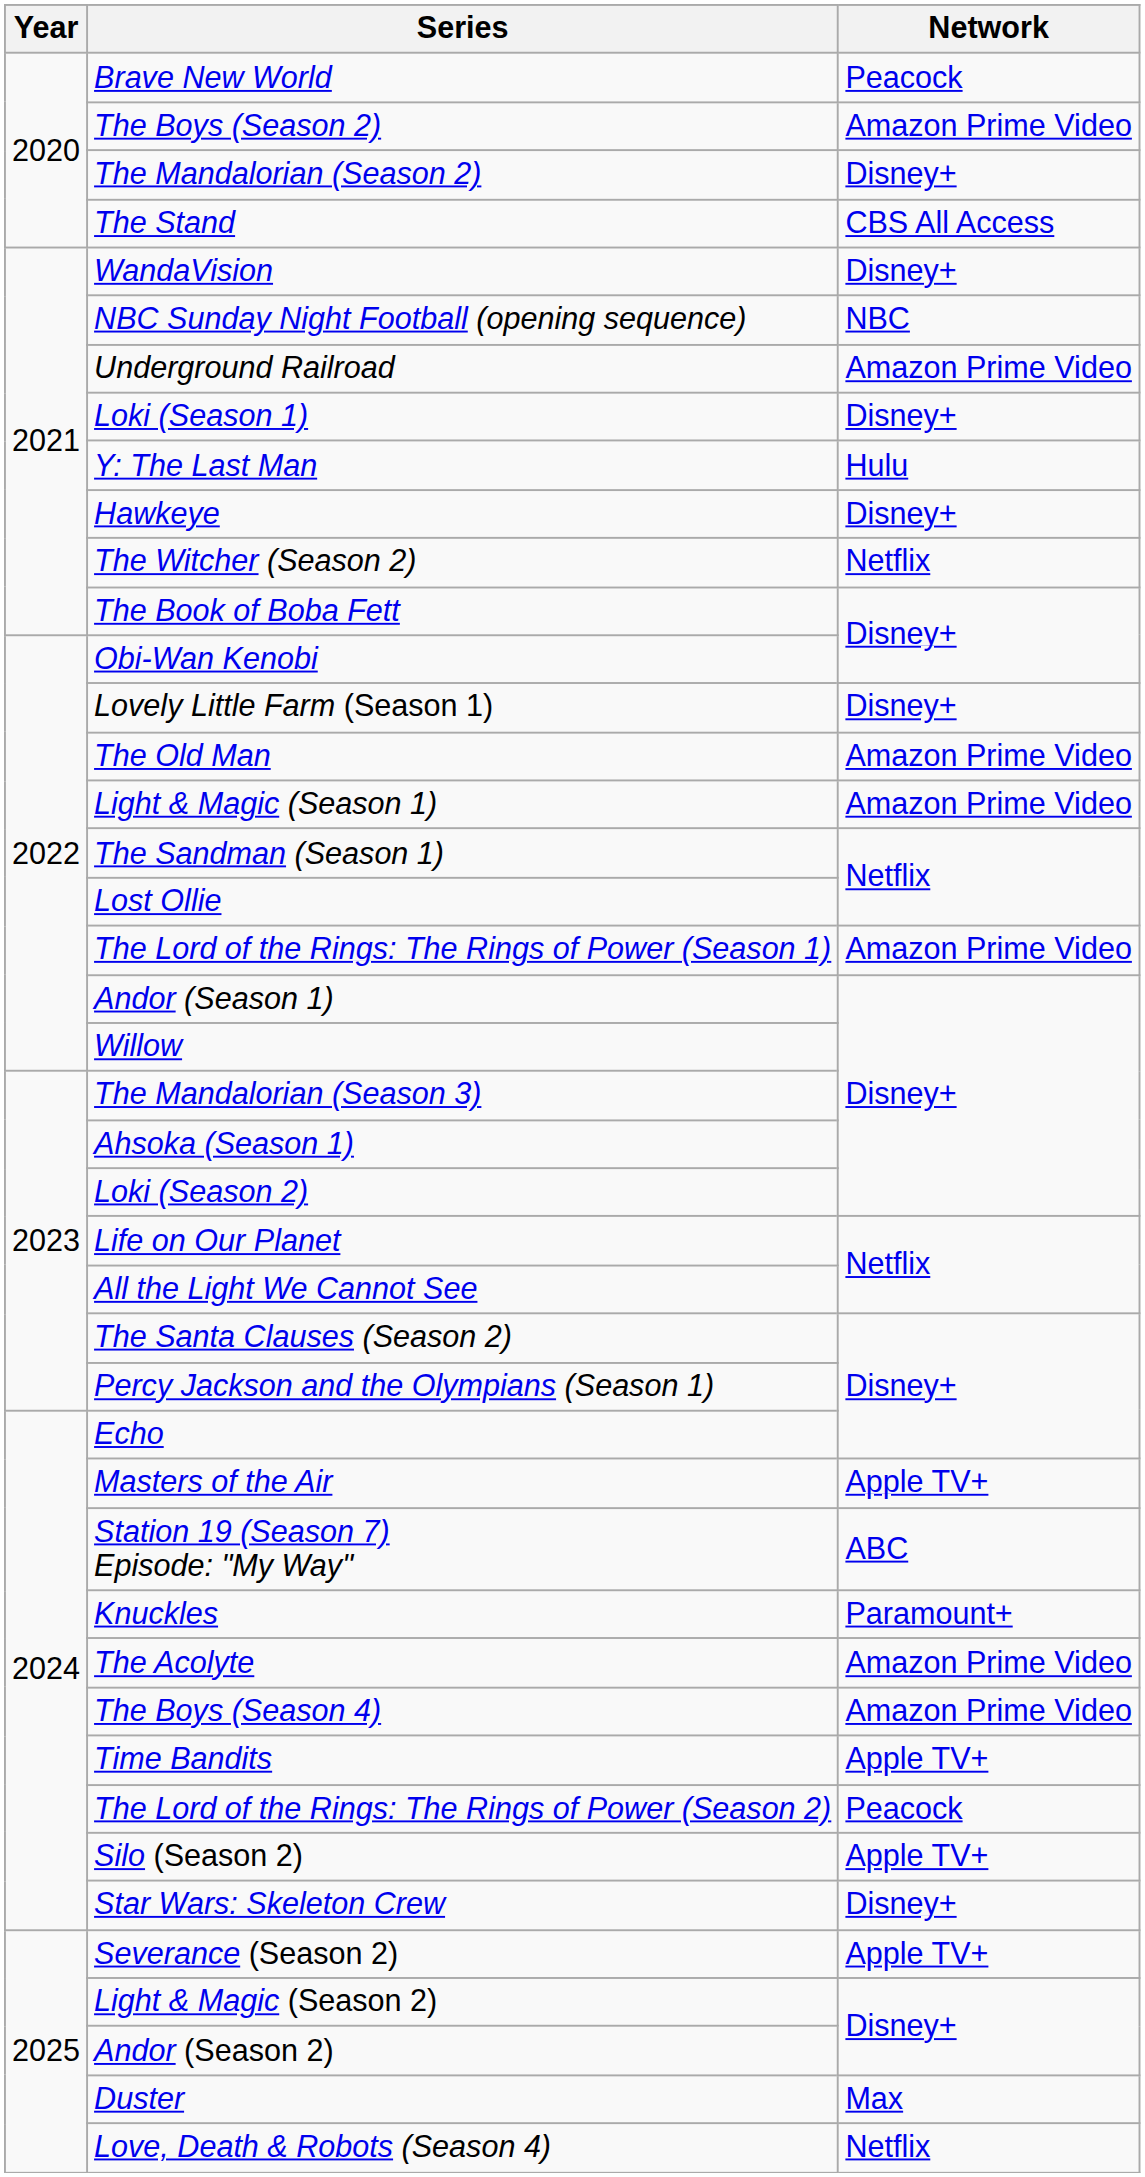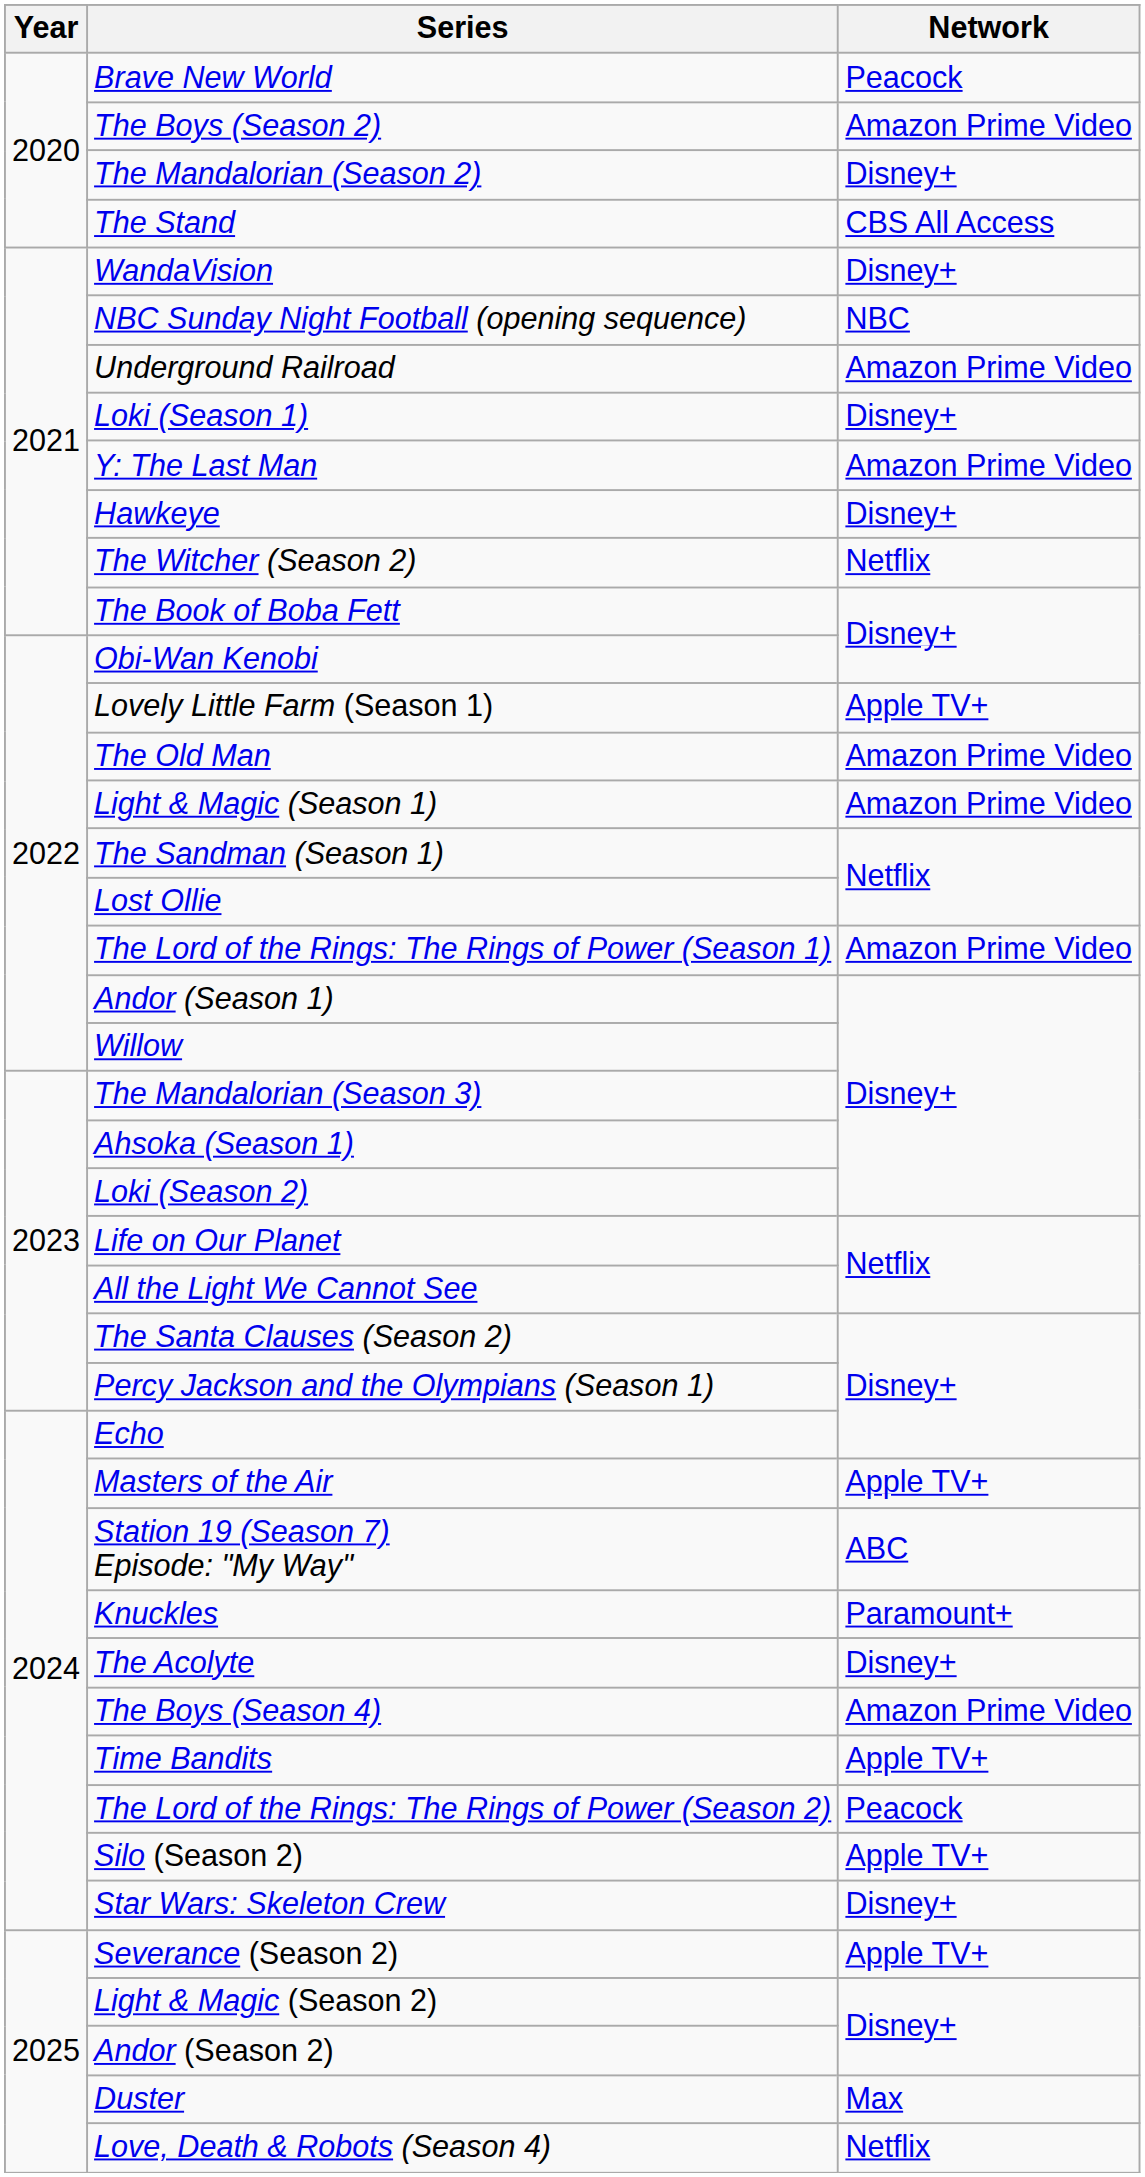(877, 464) Hulu -> (989, 464) Amazon Prime Video
(901, 707) Disney+ -> (917, 707) Apple TV+
(989, 1662) Amazon Prime Video -> (901, 1662) Disney+
